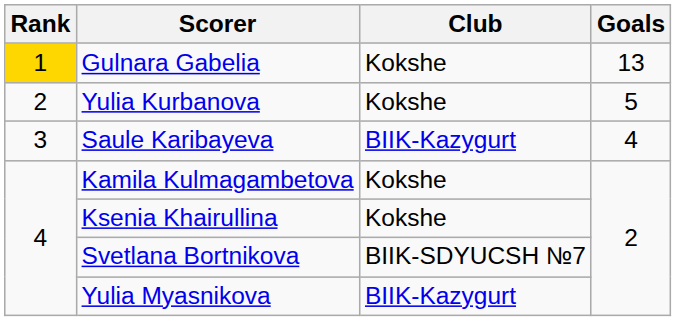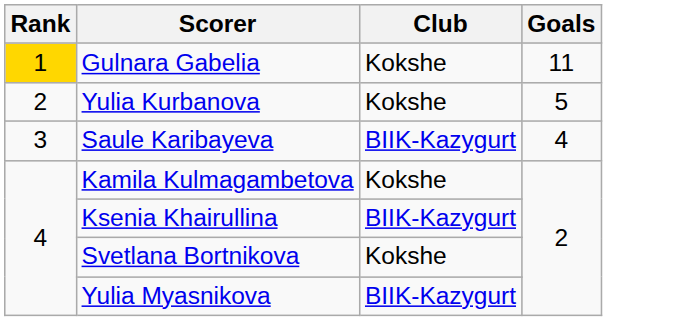(631, 62) 13 -> (561, 62) 11
(406, 218) Kokshe -> (440, 218) BIIK-Kazygurt
(475, 256) BIIK-SDYUCSH №7 -> (406, 256) Kokshe
